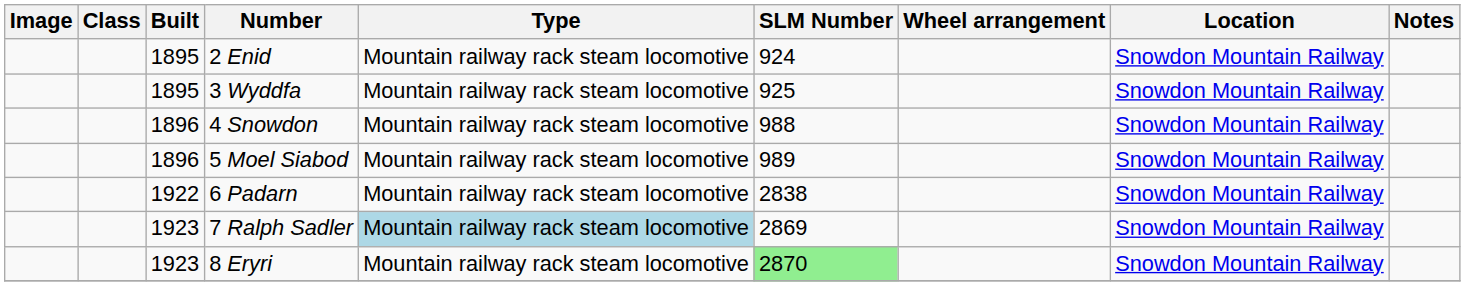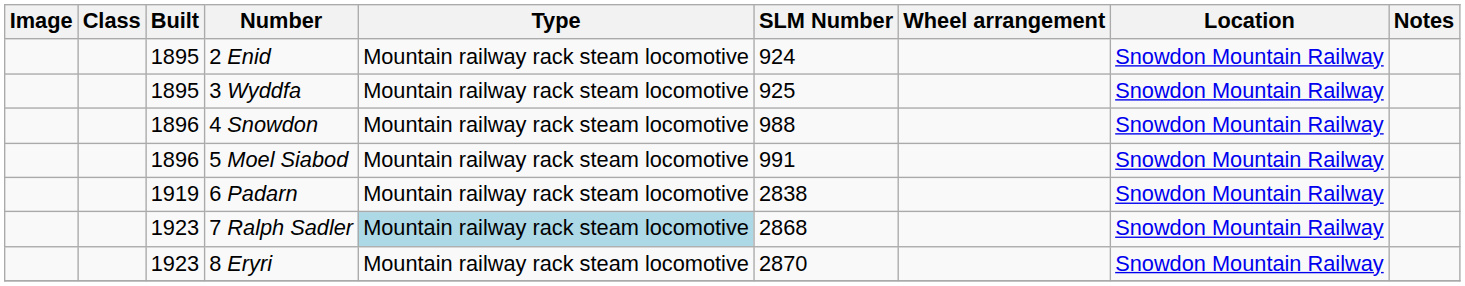(777, 159) 989 -> (777, 159) 991
(175, 194) 1922 -> (175, 194) 1919
(783, 228) 2869 -> (783, 228) 2868
(783, 263) lightgreen background -> (783, 263) no background
